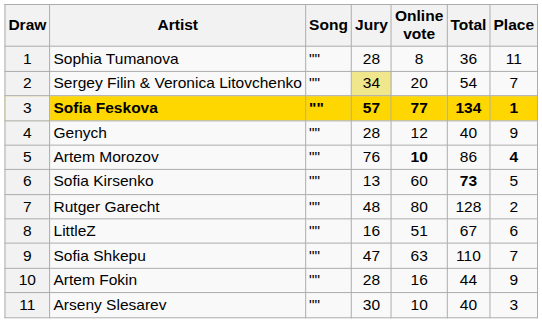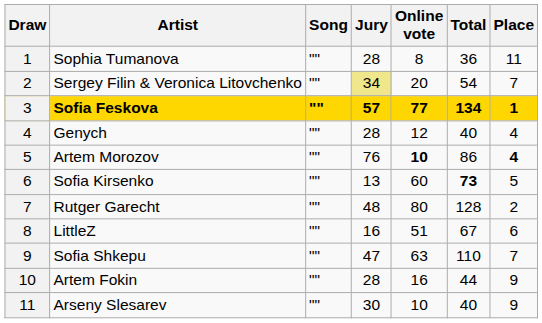(514, 132) 9 -> (514, 132) 4
(514, 305) 3 -> (514, 305) 9
